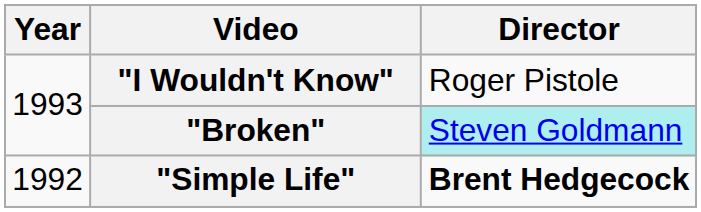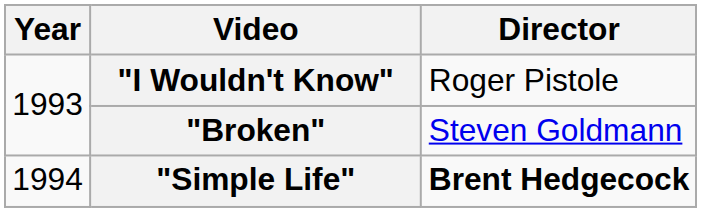(556, 130) paleturquoise background -> (556, 130) no background
(48, 180) 1992 -> (48, 180) 1994
